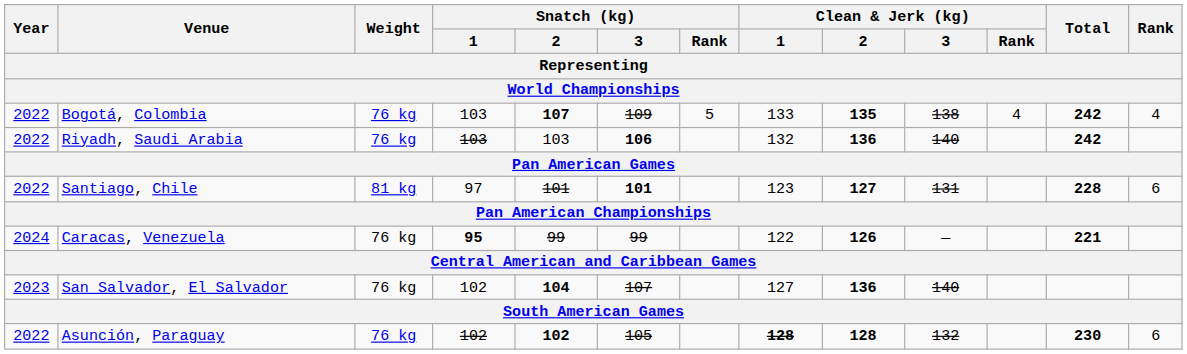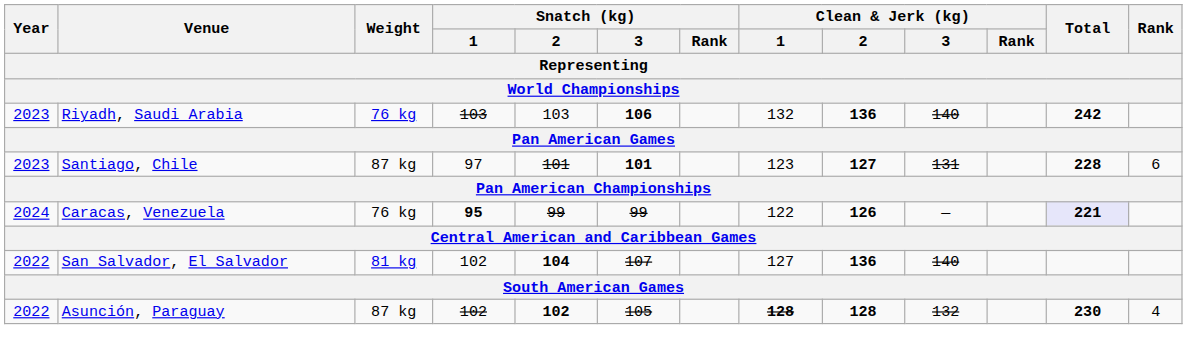- row: (134, 115)
(31, 140) 2022 -> (31, 115) 2023
(31, 189) 2022 -> (31, 164) 2023
(394, 189) 81 kg -> (394, 164) 87 kg
(1088, 238) no background -> (1088, 213) lavender background
(31, 287) 2023 -> (31, 263) 2022
(394, 287) 76 kg -> (394, 263) 81 kg
(394, 336) 76 kg -> (394, 312) 87 kg
(1156, 336) 6 -> (1156, 312) 4
